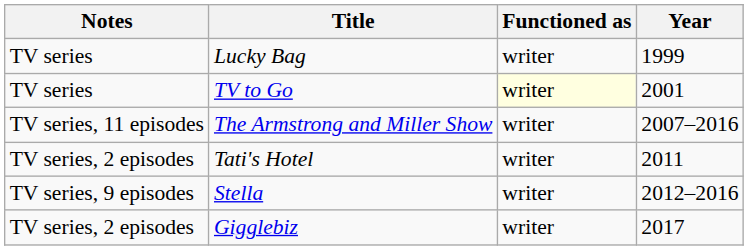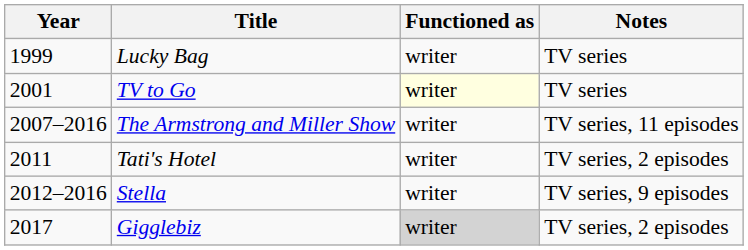columns swapped: (690, 21) <-> (107, 21)
(528, 227) no background -> (431, 227) lightgrey background
